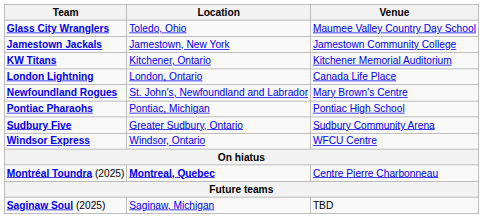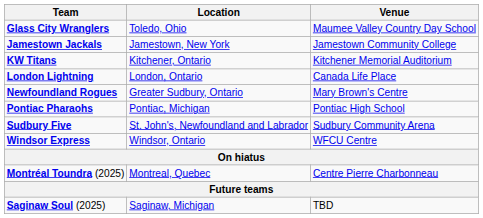(219, 92) St. John's, Newfoundland and Labrador -> (186, 92) Greater Sudbury, Ontario
(186, 125) Greater Sudbury, Ontario -> (219, 125) St. John's, Newfoundland and Labrador
(172, 173) bold -> (170, 173) normal
